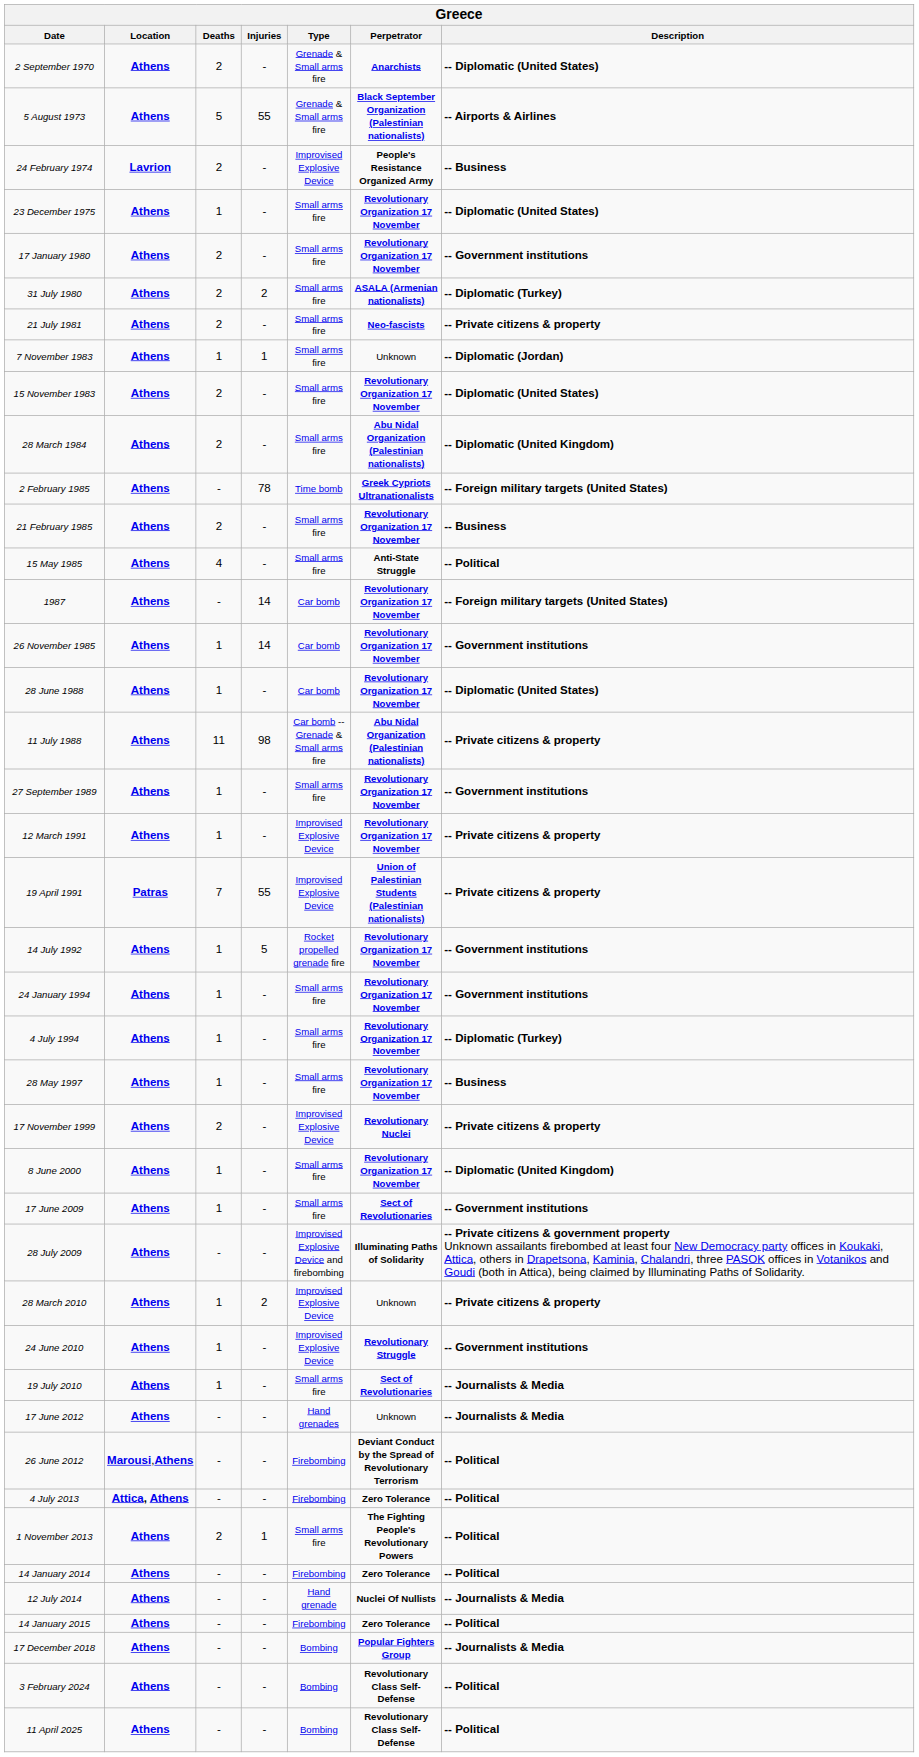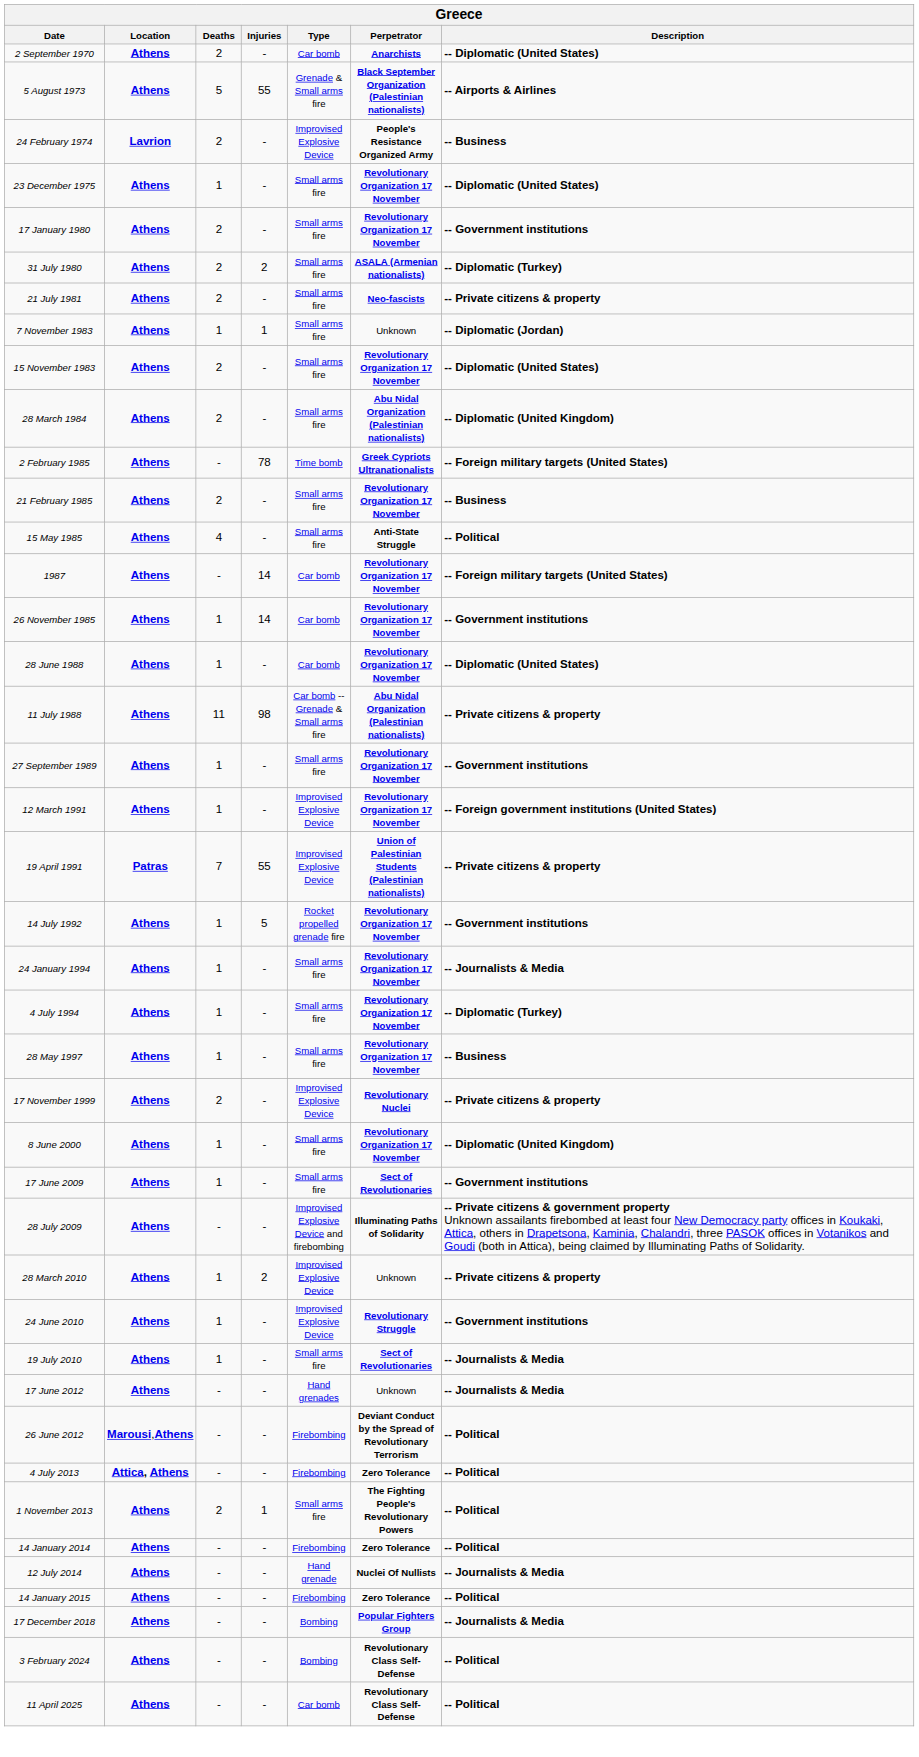(319, 66) Grenade & Small arms fire -> (319, 53) Car bomb
(522, 835) -- Private citizens & property -> (580, 809) -- Foreign government institutions (United States)
(516, 994) -- Government institutions -> (504, 968) -- Journalists & Media
(319, 1730) Bombing -> (319, 1704) Car bomb
